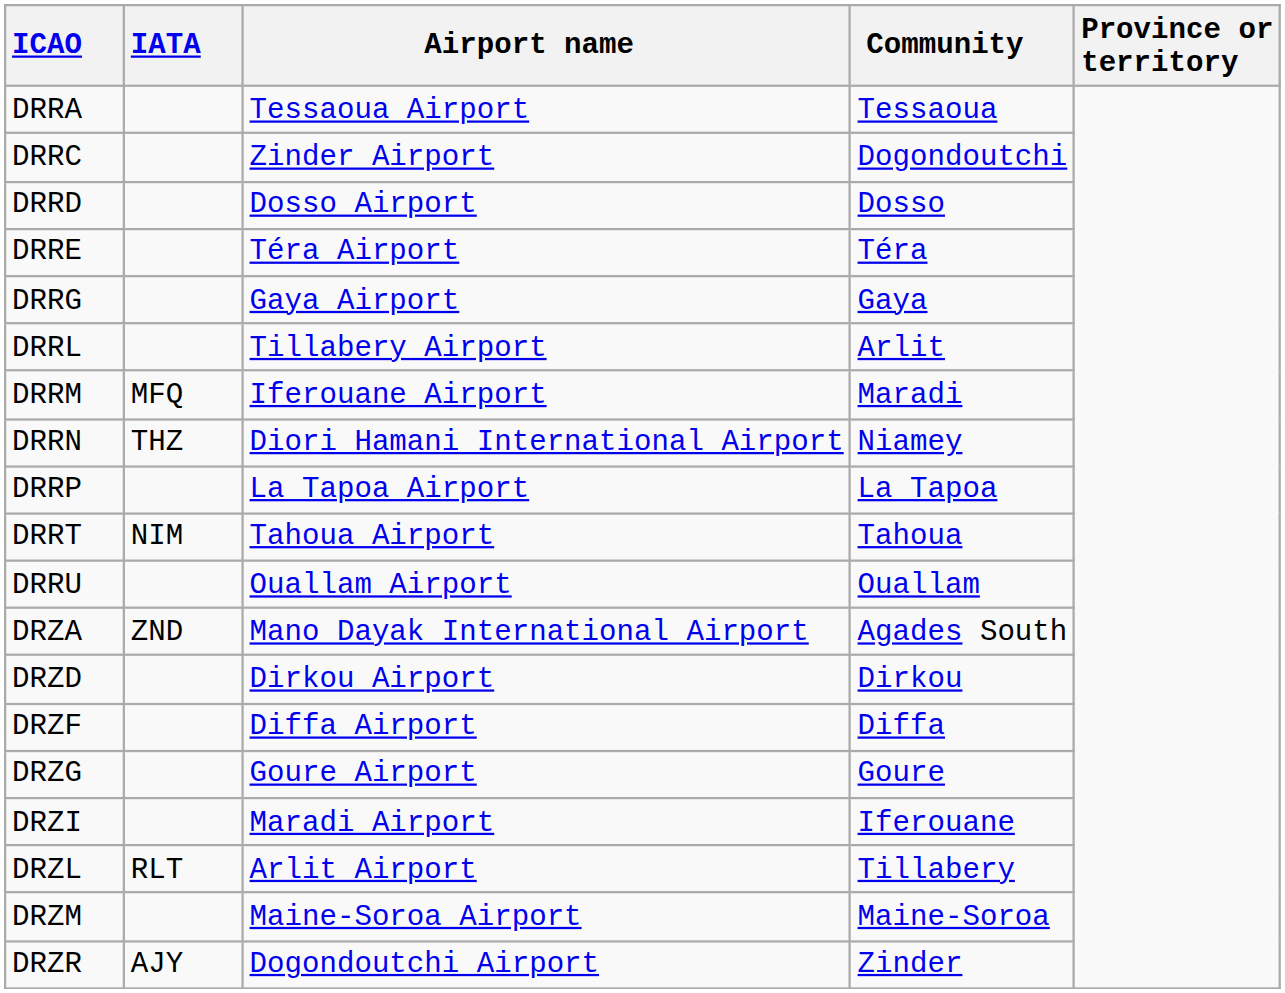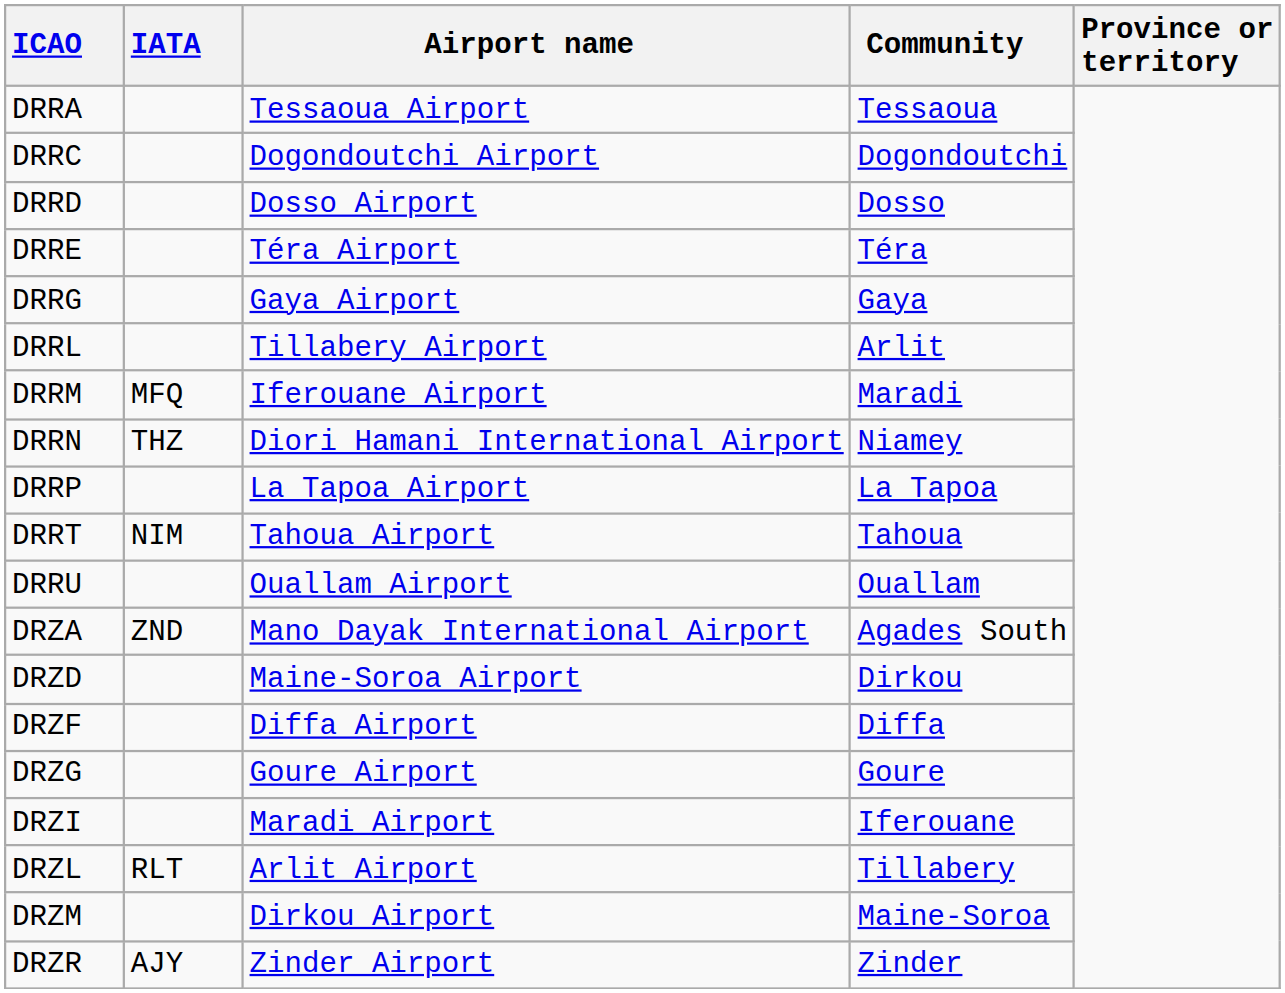(372, 157) Zinder Airport -> (424, 157) Dogondoutchi Airport
(372, 679) Dirkou Airport -> (416, 679) Maine-Soroa Airport
(416, 917) Maine-Soroa Airport -> (372, 917) Dirkou Airport
(424, 964) Dogondoutchi Airport -> (372, 964) Zinder Airport
